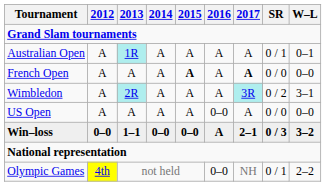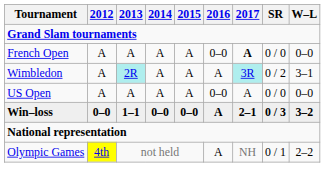- row: (46, 53)
(190, 73) bold -> (189, 53) normal
(219, 73) A -> (218, 53) 0–0
(219, 171) 0–0 -> (218, 152) A
